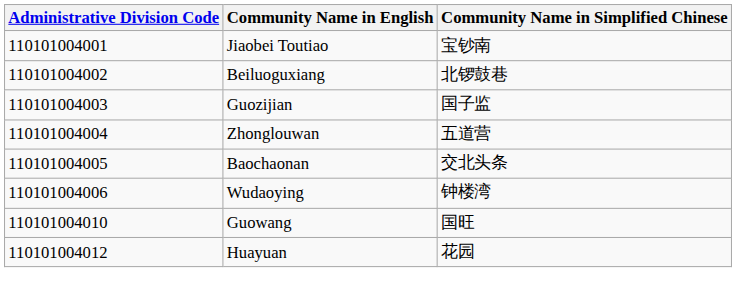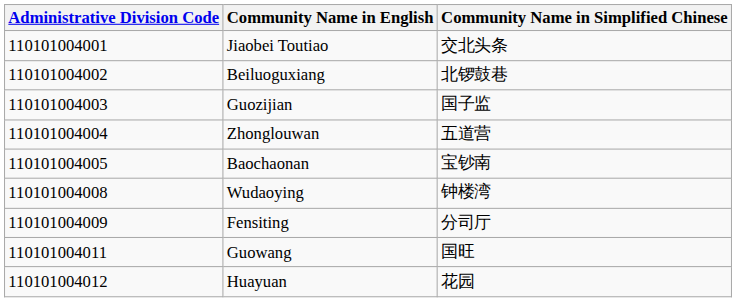(466, 45) 宝钞南 -> (474, 45) 交北头条
(474, 163) 交北头条 -> (466, 163) 宝钞南
(58, 193) 110101004006 -> (58, 193) 110101004008
+ row: (258, 222)
(58, 222) 110101004010 -> (58, 252) 110101004011
